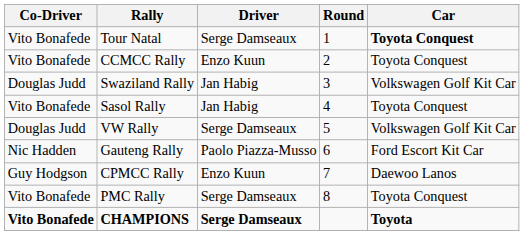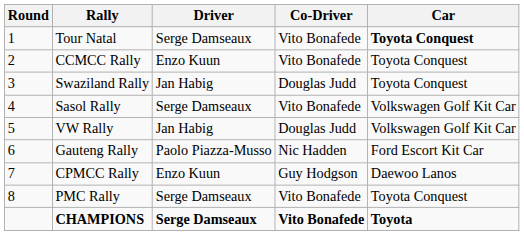columns swapped: (344, 15) <-> (51, 15)
(443, 83) Volkswagen Golf Kit Car -> (419, 83) Toyota Conquest
(229, 106) Jan Habig -> (204, 106) Serge Damseaux
(419, 106) Toyota Conquest -> (443, 106) Volkswagen Golf Kit Car
(249, 128) Serge Damseaux -> (184, 128) Jan Habig
